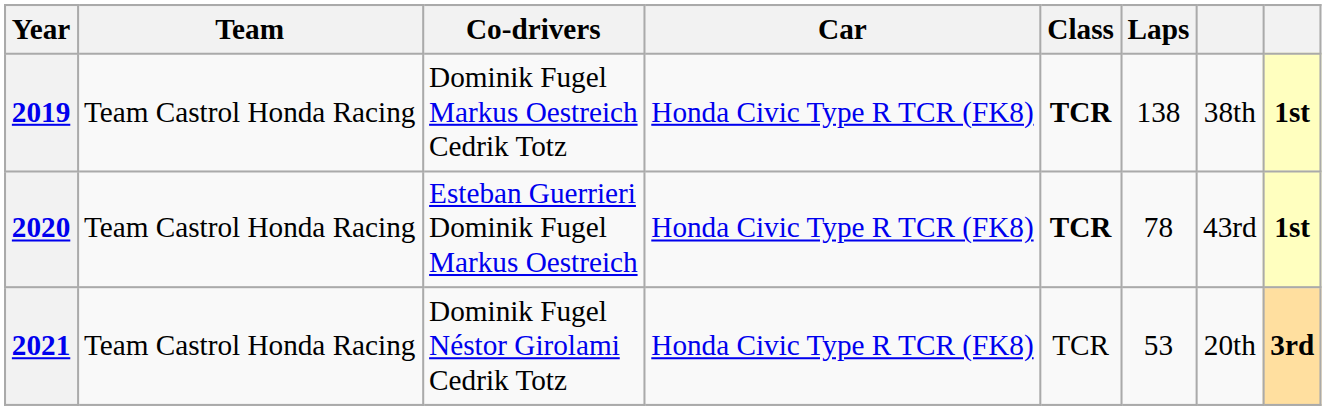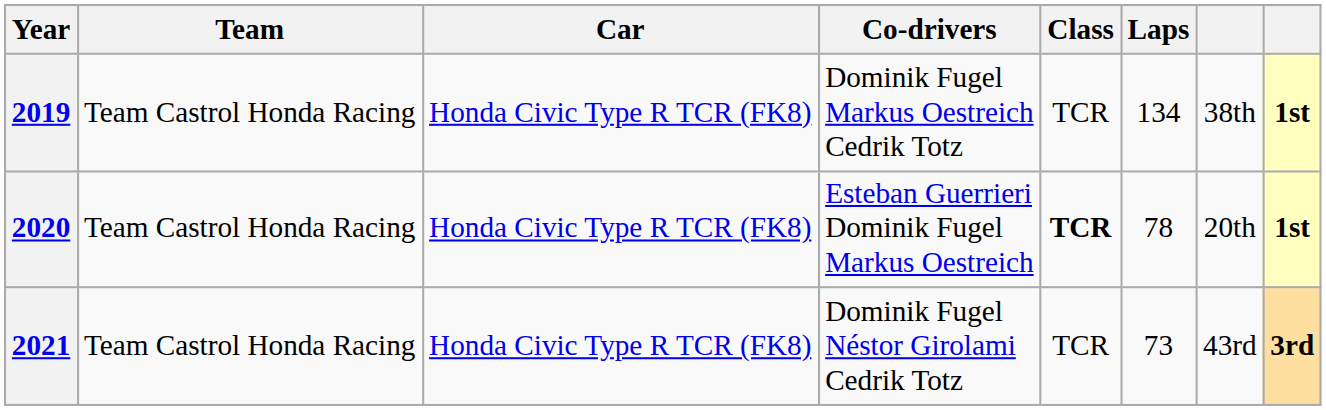columns swapped: (533, 28) <-> (842, 28)
(1081, 111) bold -> (1081, 111) normal
(1158, 111) 138 -> (1158, 111) 134
(1230, 228) 43rd -> (1230, 228) 20th
(1158, 346) 53 -> (1158, 346) 73
(1230, 346) 20th -> (1230, 346) 43rd
